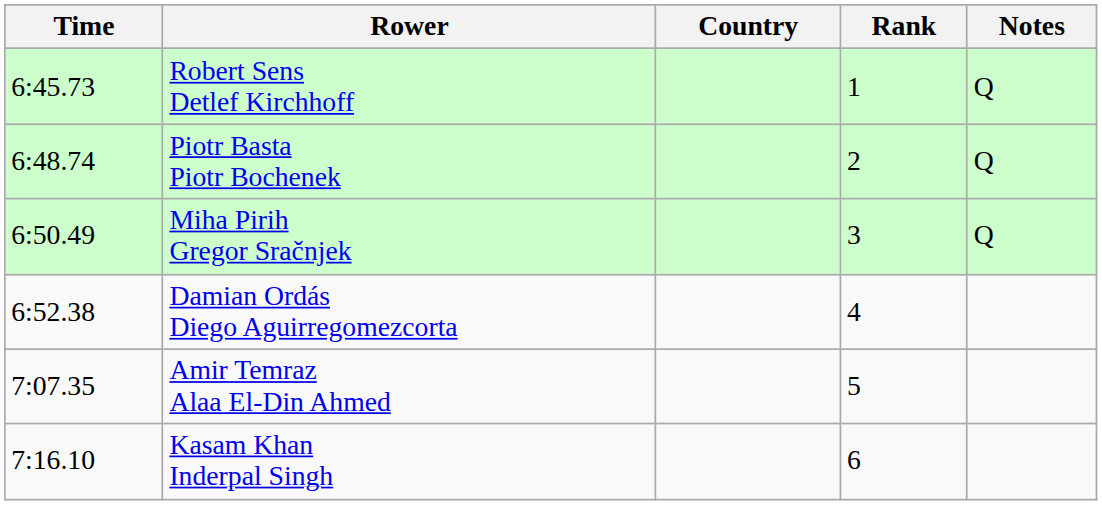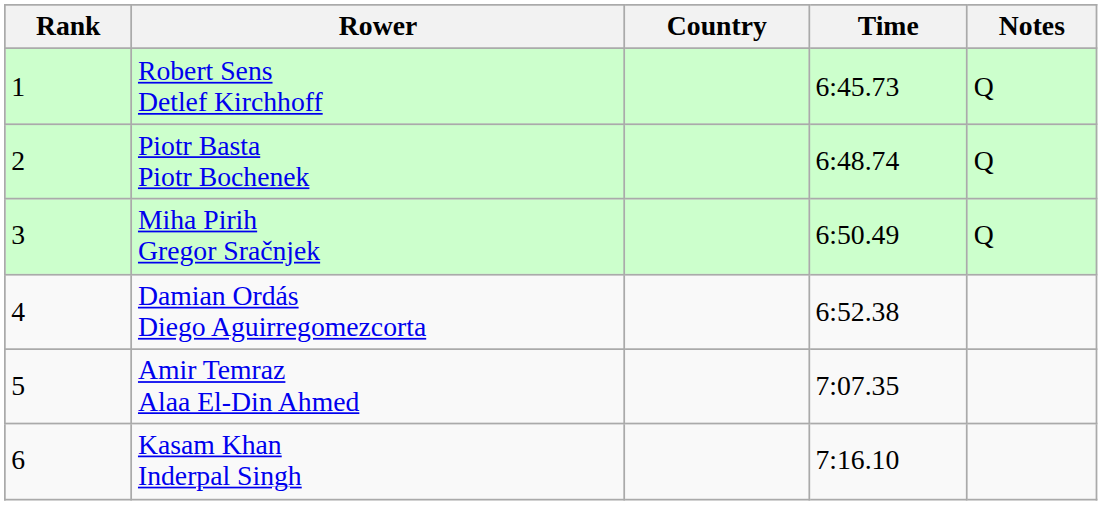columns swapped: (904, 26) <-> (84, 26)
